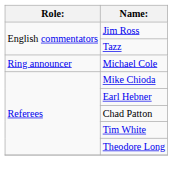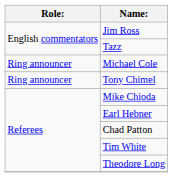+ row: (129, 80)
